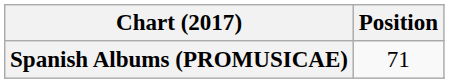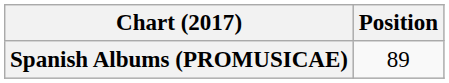(398, 59) 71 -> (398, 59) 89
